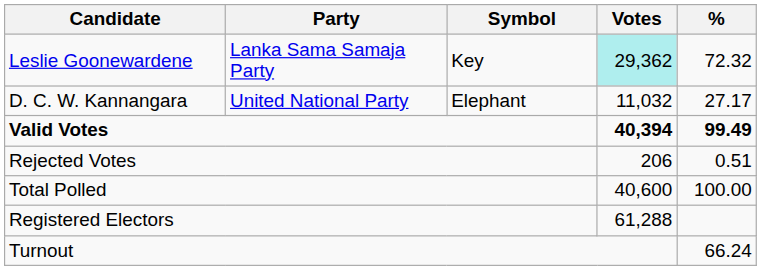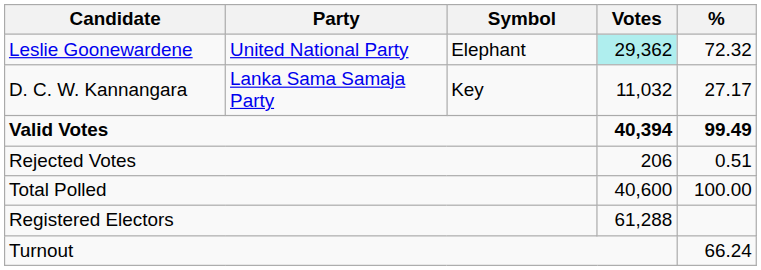(318, 60) Lanka Sama Samaja Party -> (319, 49) United National Party
(467, 60) Key -> (488, 49) Elephant
(319, 100) United National Party -> (318, 89) Lanka Sama Samaja Party
(488, 100) Elephant -> (467, 89) Key
